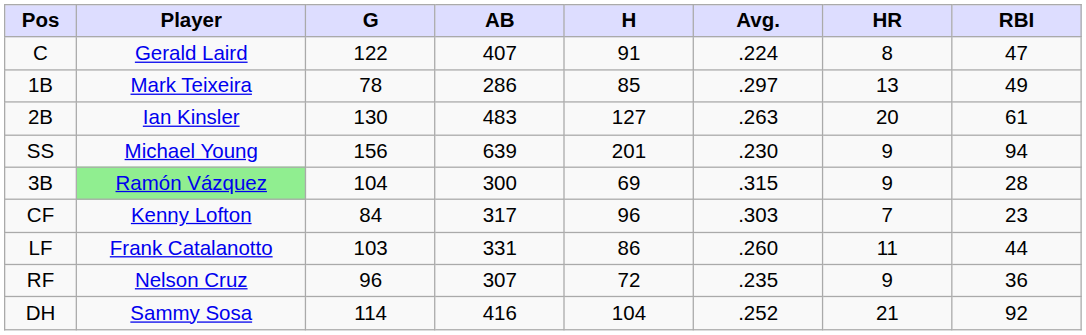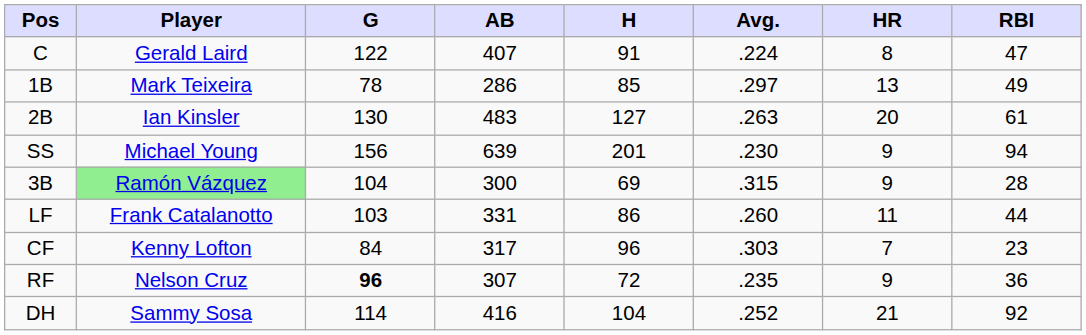rows swapped: (41, 248) <-> (41, 215)
(371, 280) normal -> (371, 280) bold
